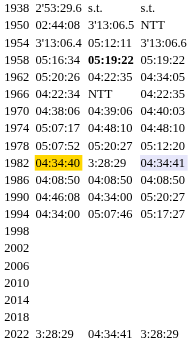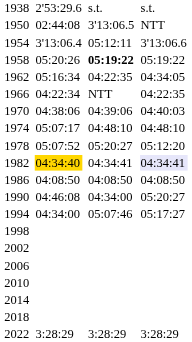(58, 59) 05:16:34 -> (58, 59) 05:20:26
(58, 77) 05:20:26 -> (58, 77) 05:16:34
(107, 162) 3:28:29 -> (110, 162) 04:34:41
(110, 334) 04:34:41 -> (107, 334) 3:28:29
